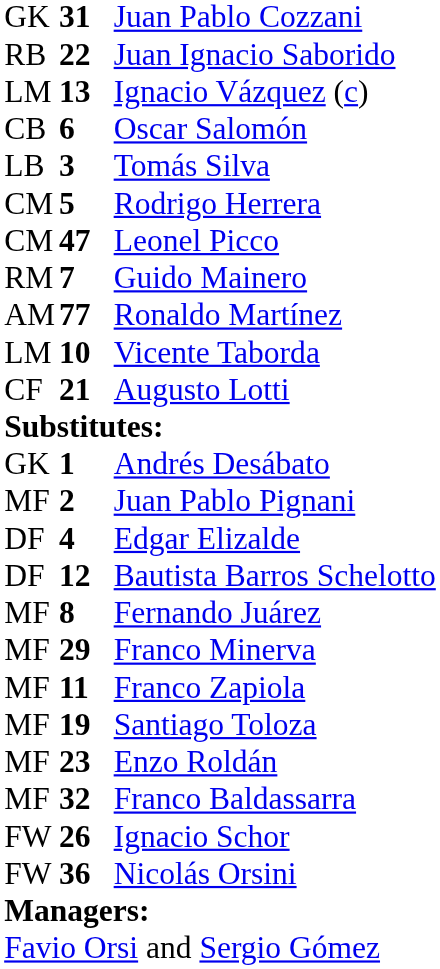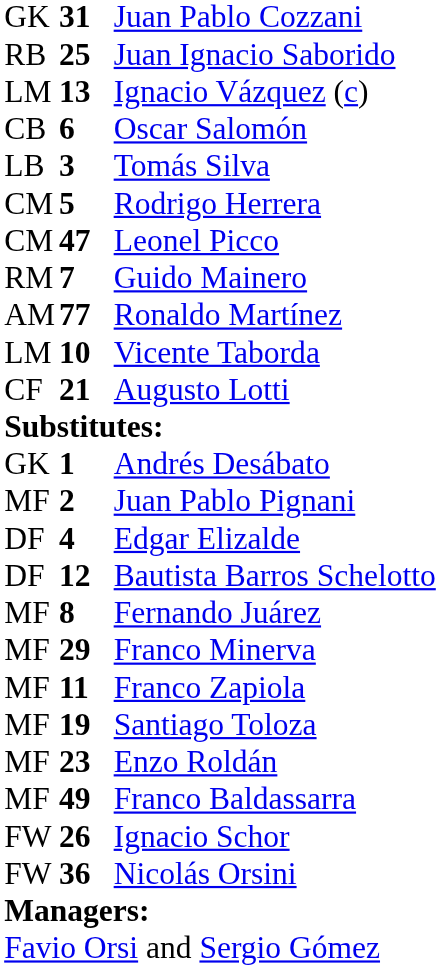(75, 54) 22 -> (75, 54) 25
(75, 798) 32 -> (75, 798) 49
